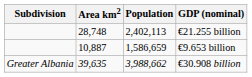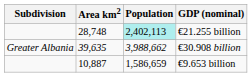(146, 31) no background -> (146, 31) paleturquoise background
rows swapped: (207, 47) <-> (209, 64)
